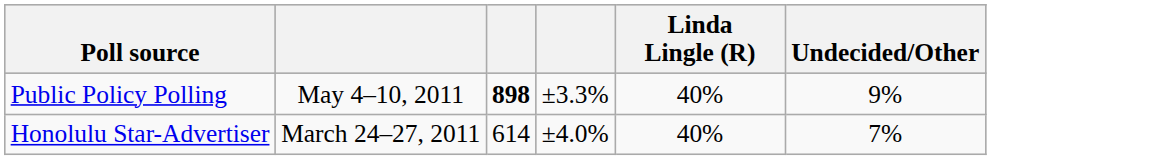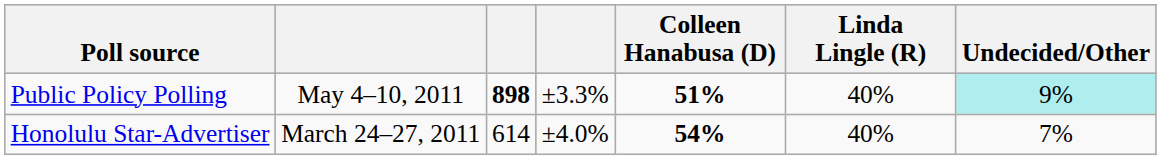+ column: (700, 38)
(885, 93) no background -> (1056, 93) paleturquoise background
